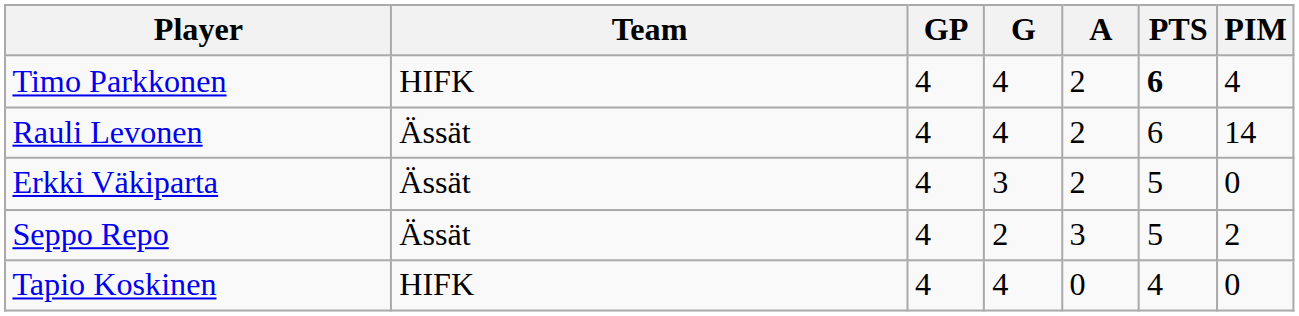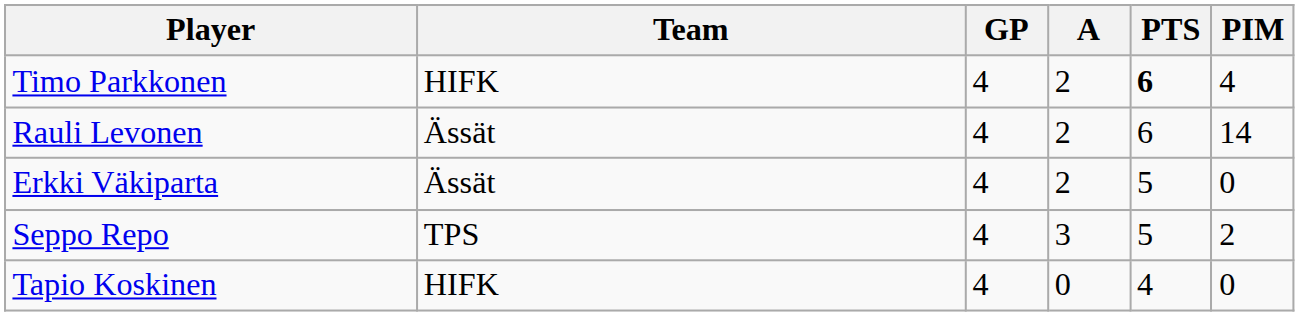- column: (1023, 30)
(435, 234) Ässät -> (452, 234) TPS
